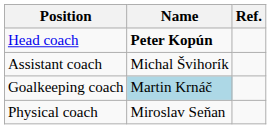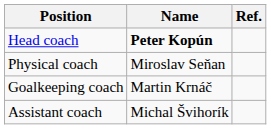rows swapped: (55, 64) <-> (53, 111)
(171, 87) lightblue background -> (171, 87) no background
